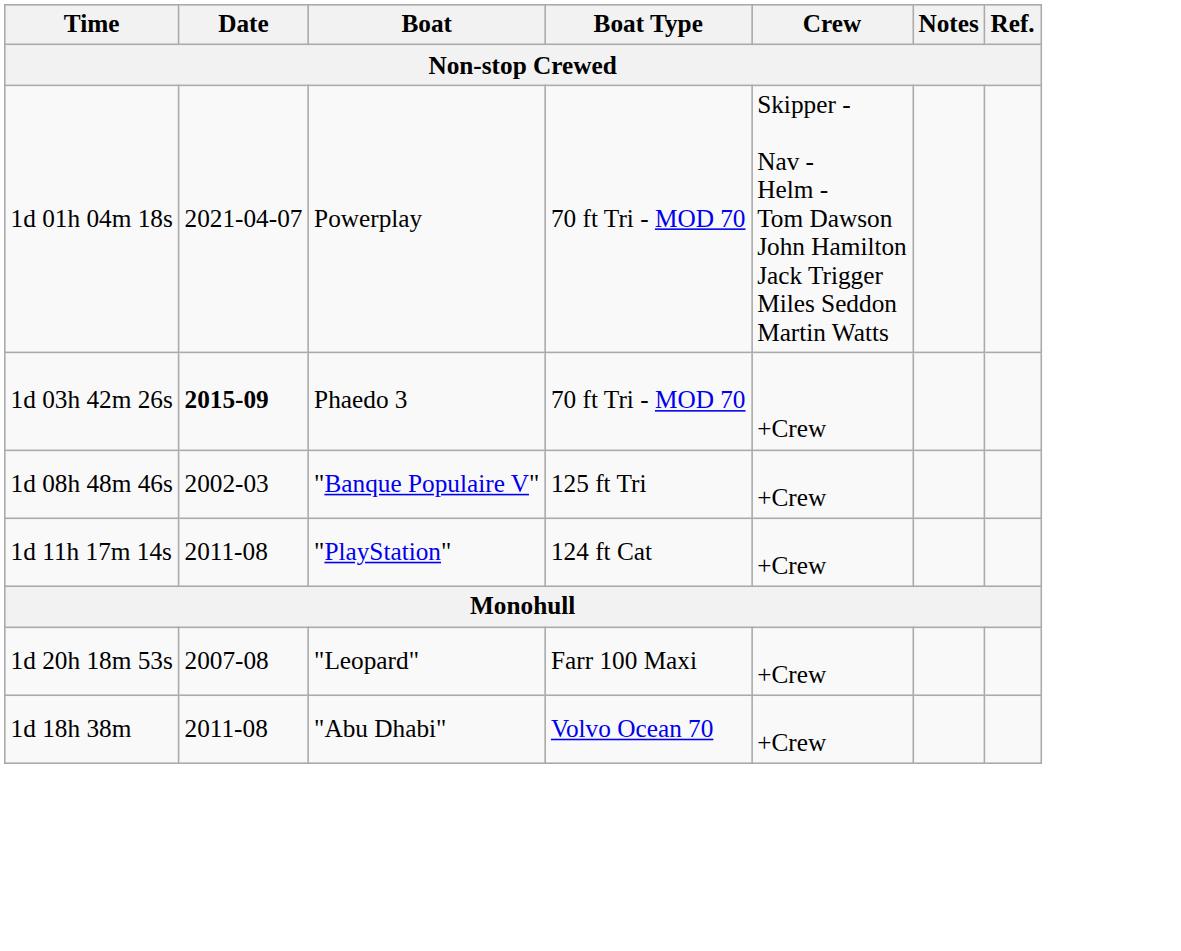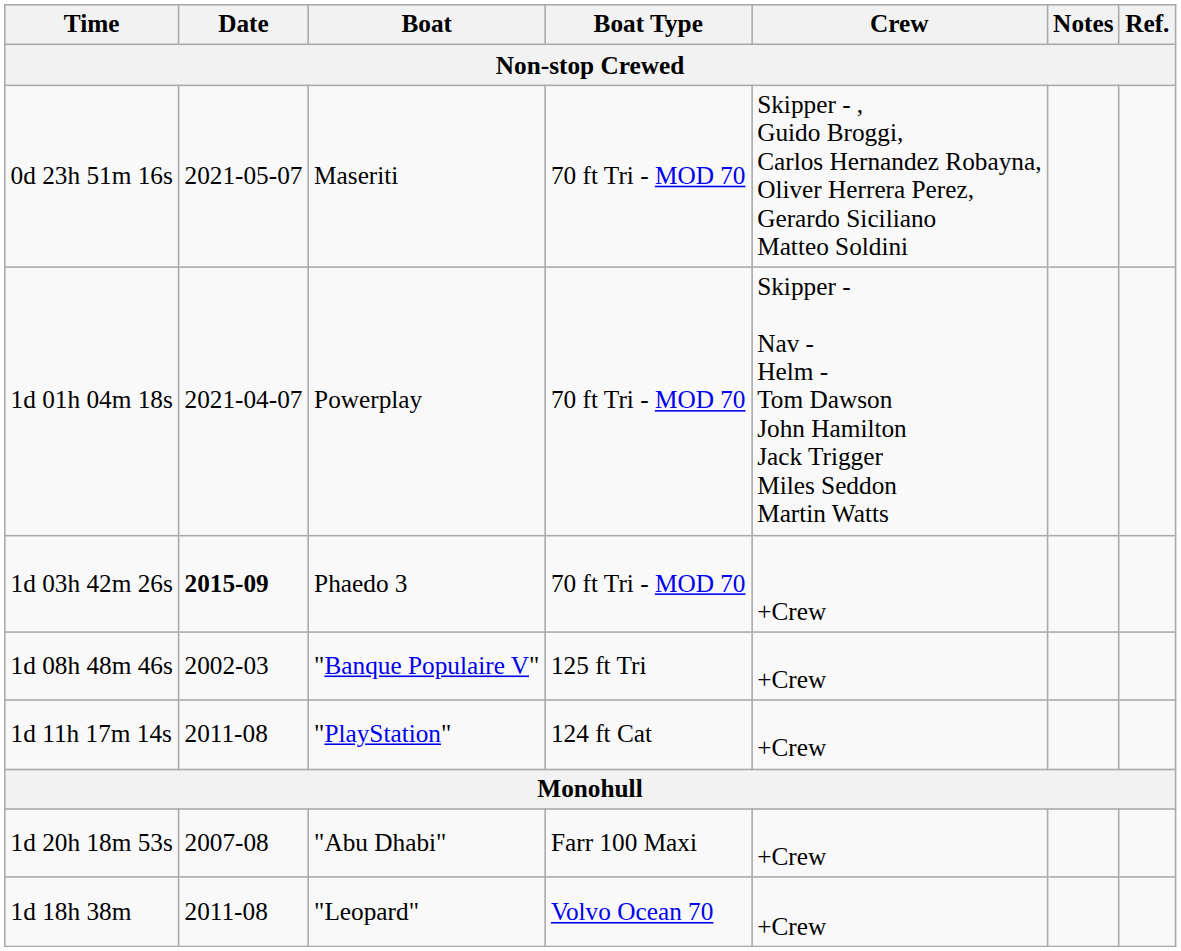+ row: (92, 175)
(367, 660) "Leopard" -> (380, 842) "Abu Dhabi"
(380, 729) "Abu Dhabi" -> (367, 911) "Leopard"
